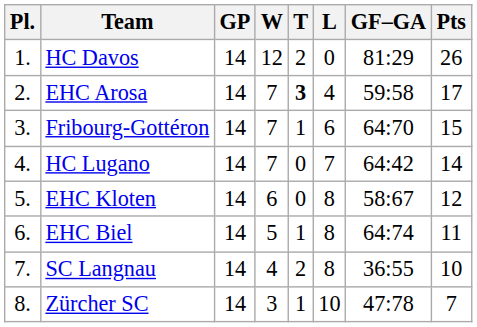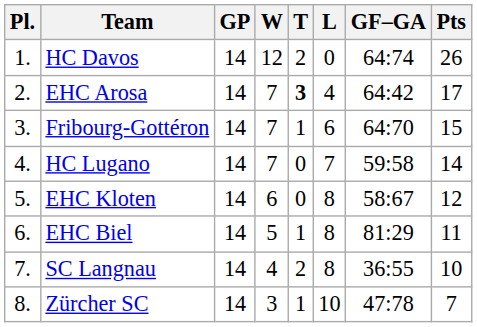(388, 57) 81:29 -> (388, 57) 64:74
(388, 92) 59:58 -> (388, 92) 64:42
(388, 163) 64:42 -> (388, 163) 59:58
(388, 233) 64:74 -> (388, 233) 81:29
